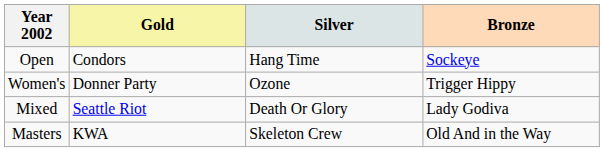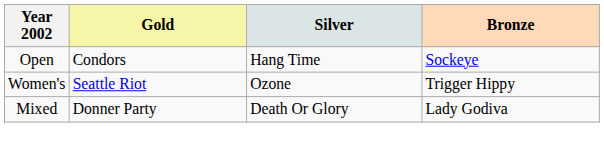(115, 84) Donner Party -> (109, 84) Seattle Riot
(109, 109) Seattle Riot -> (115, 109) Donner Party
- row: (37, 134)
